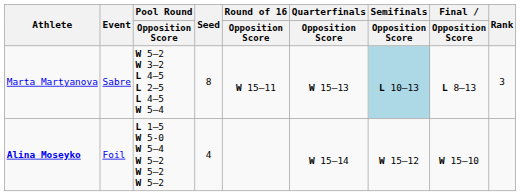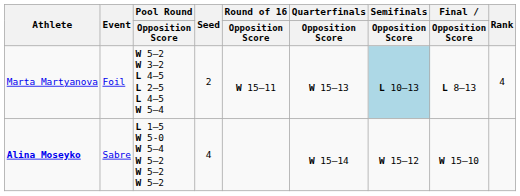(117, 82) Sabre -> (114, 82) Foil
(209, 82) 8 -> (209, 82) 2
(502, 82) 3 -> (502, 82) 4
(114, 154) Foil -> (117, 154) Sabre
